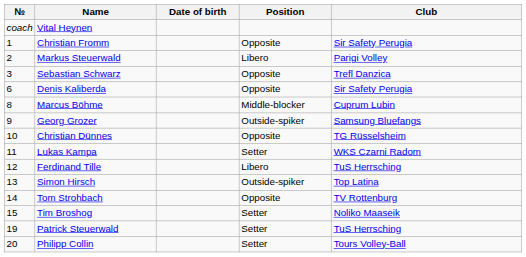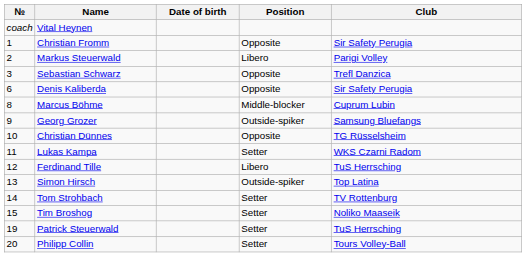(261, 197) Opposite -> (254, 197) Setter
